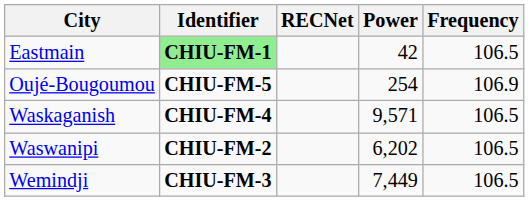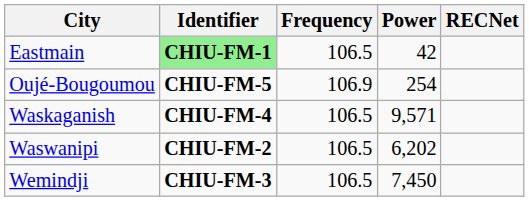columns swapped: (473, 20) <-> (317, 20)
(395, 180) 7,449 -> (414, 180) 7,450
